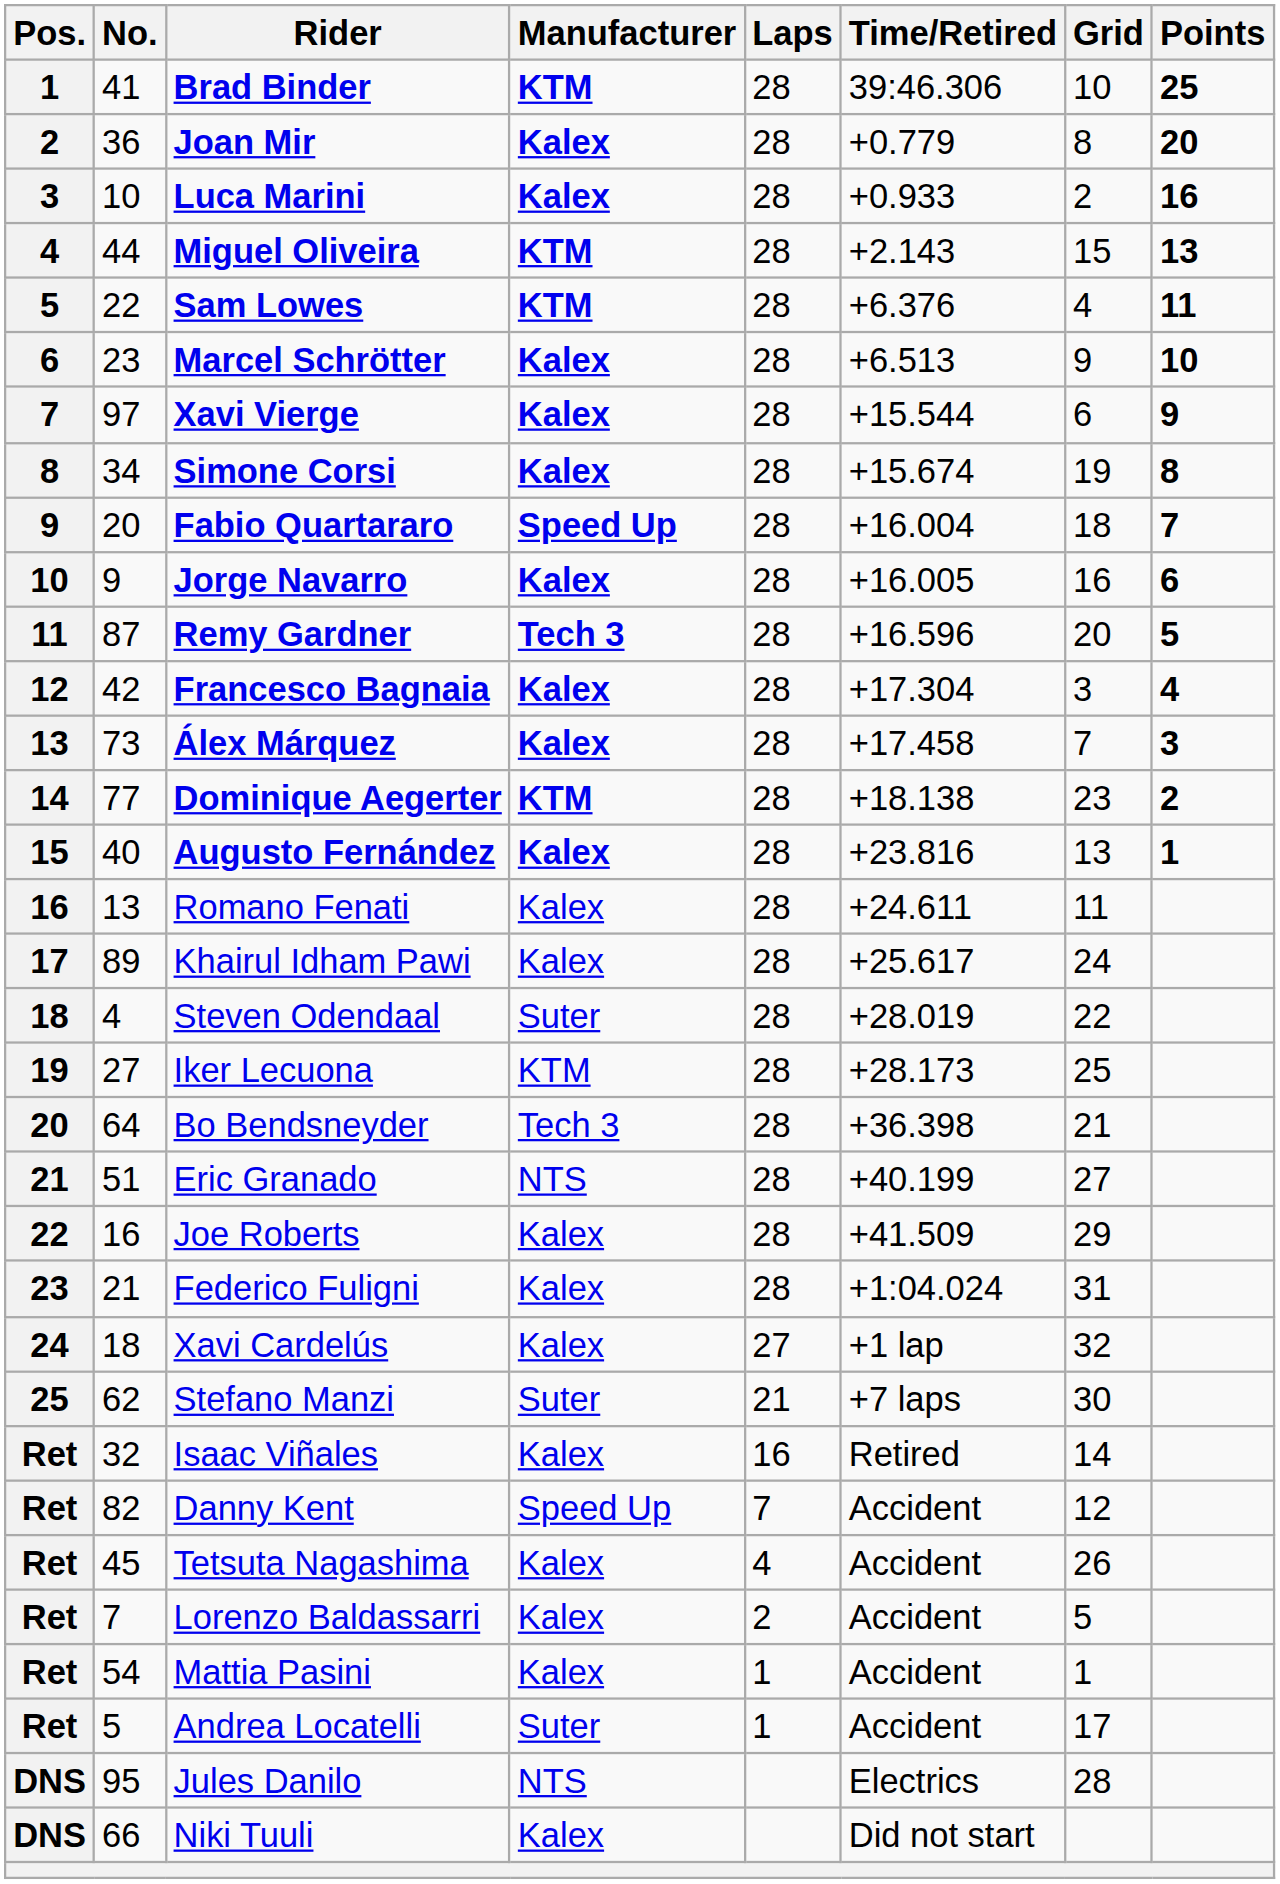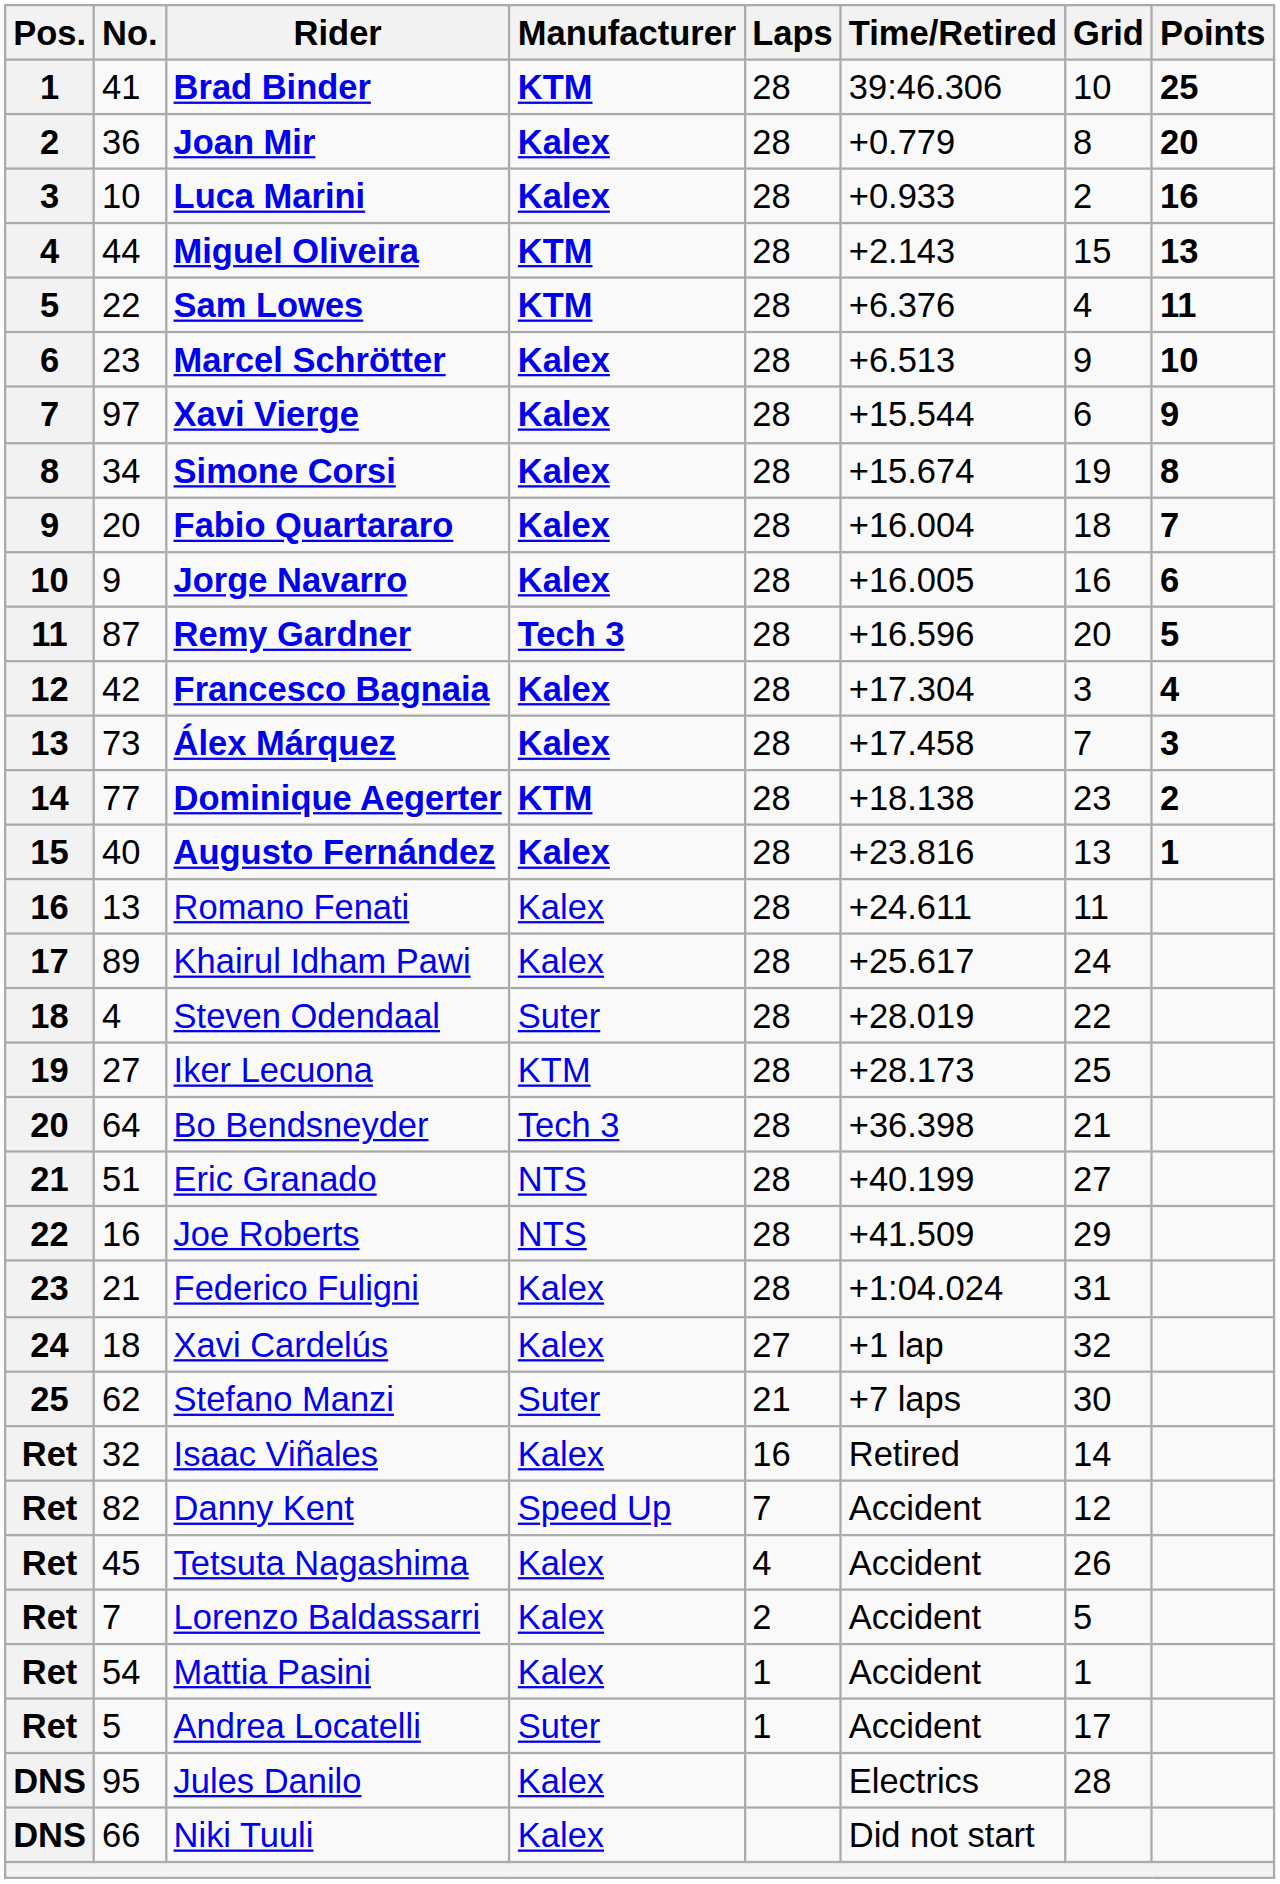(597, 524) Speed Up -> (564, 524) Kalex
(561, 1234) Kalex -> (552, 1234) NTS
(552, 1781) NTS -> (561, 1781) Kalex
